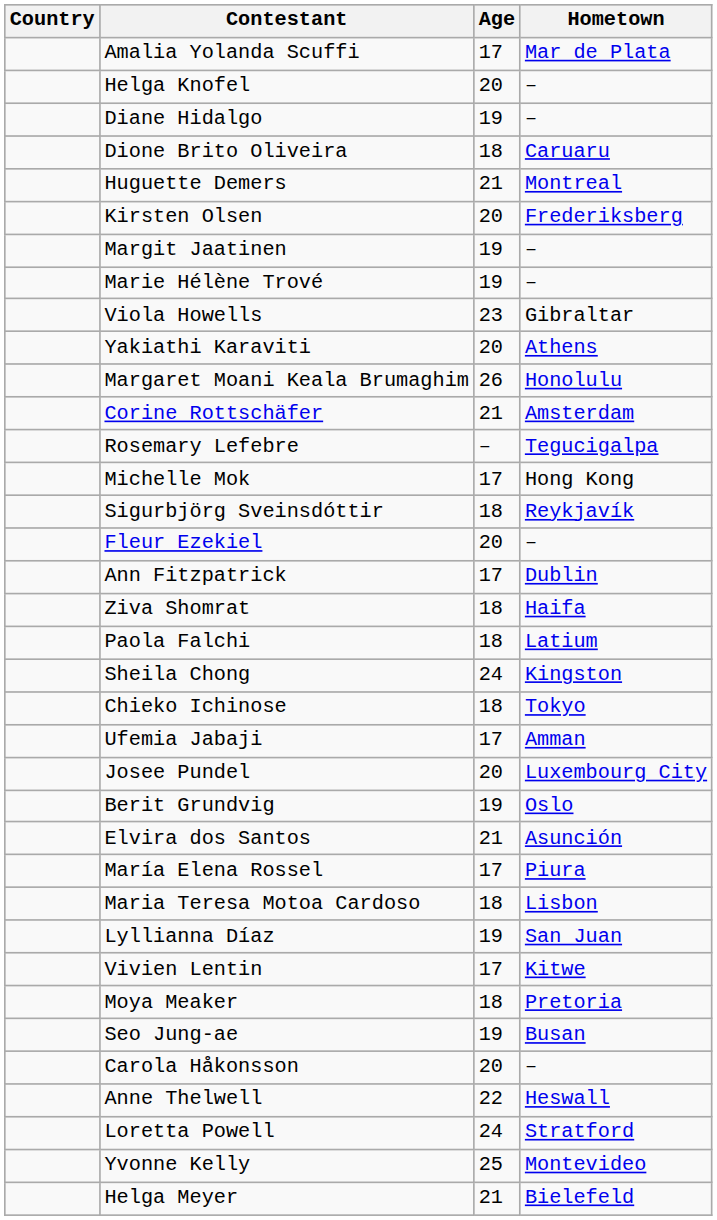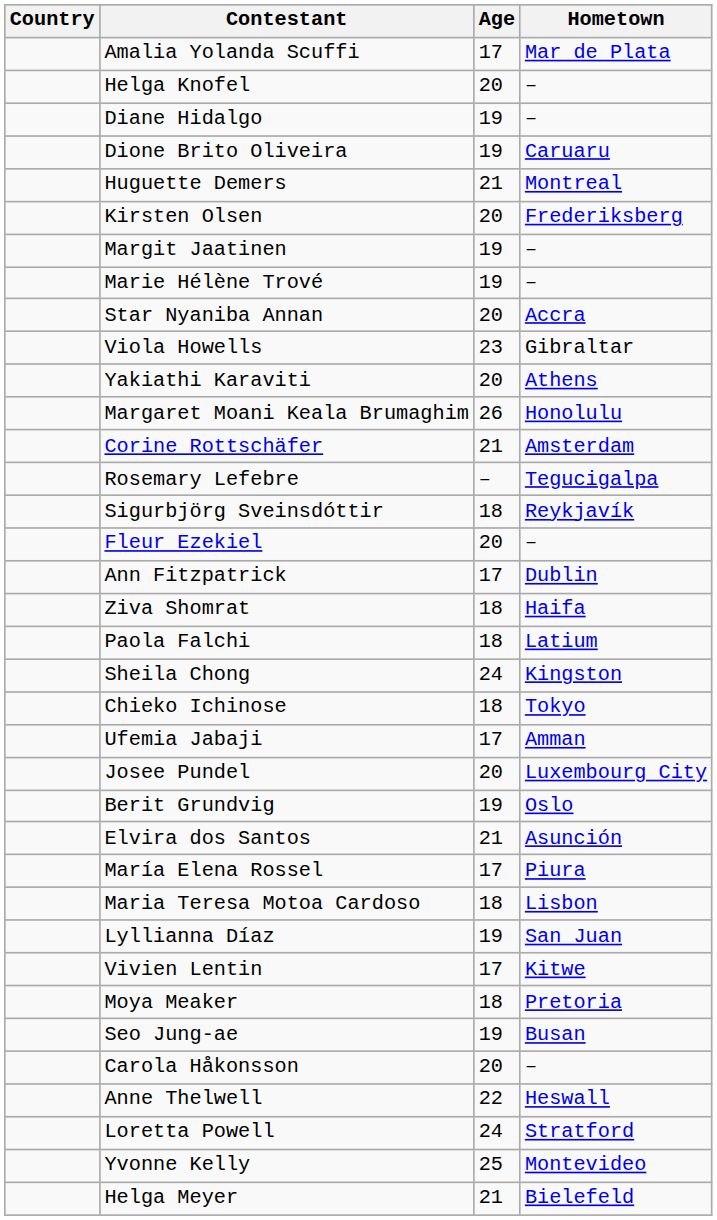(491, 152) 18 -> (491, 152) 19
+ row: (214, 316)
- row: (177, 479)
